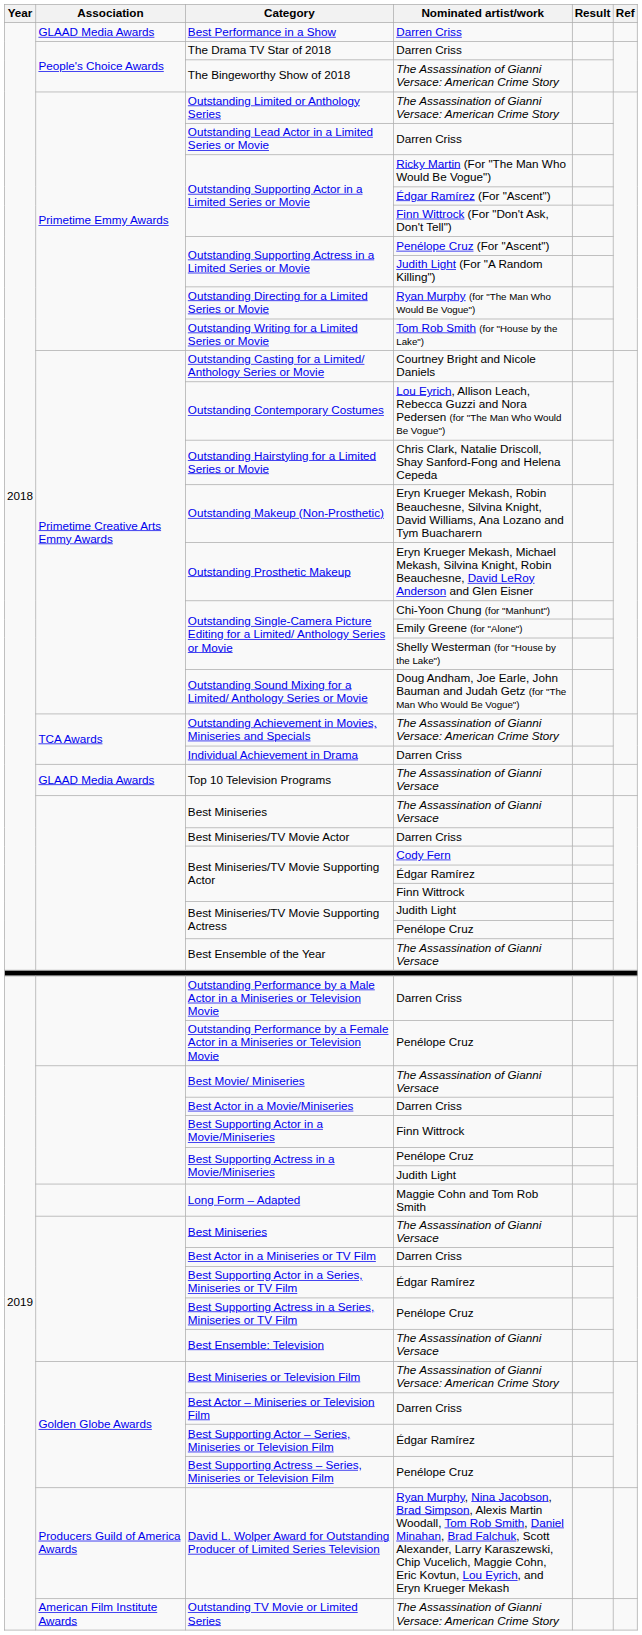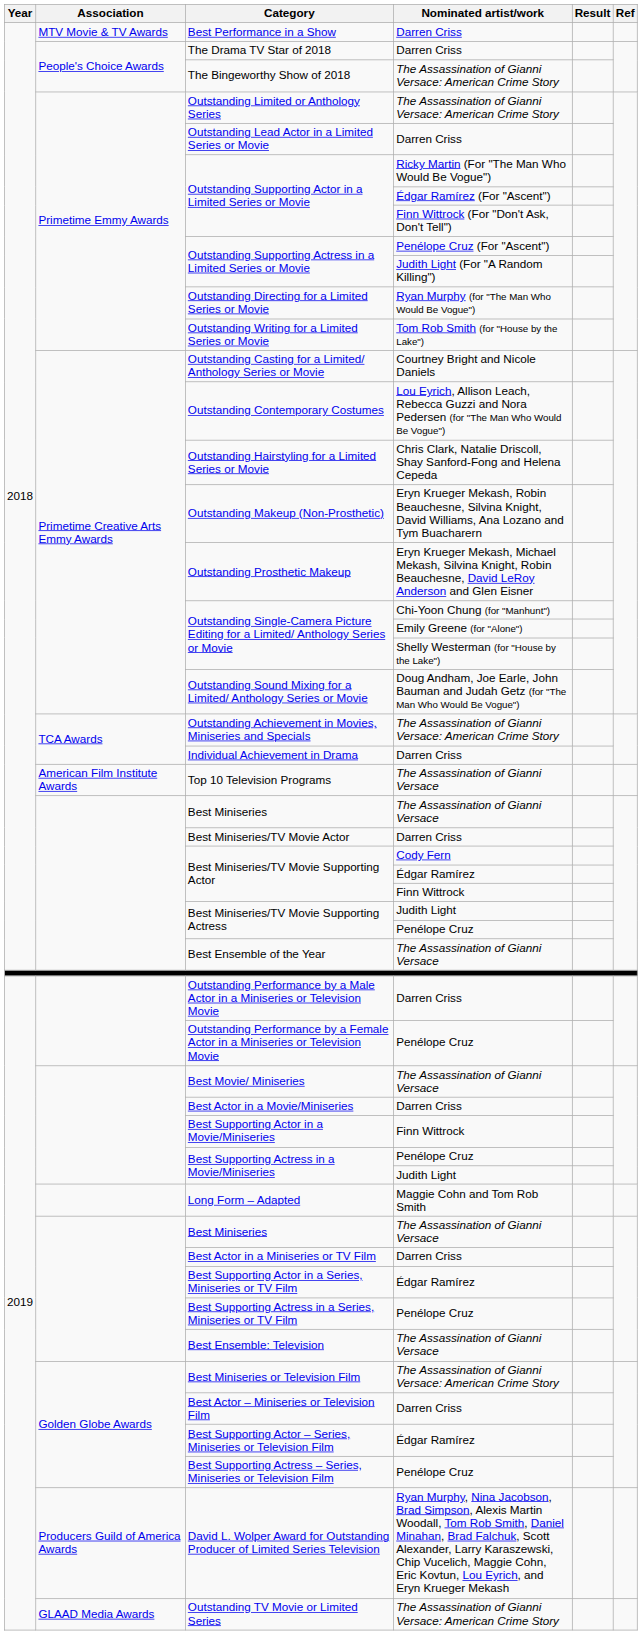(96, 32) GLAAD Media Awards -> (103, 32) MTV Movie & TV Awards
(96, 780) GLAAD Media Awards -> (98, 780) American Film Institute Awards
(98, 1614) American Film Institute Awards -> (96, 1614) GLAAD Media Awards
